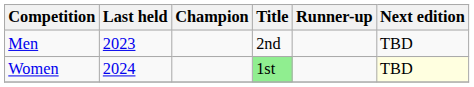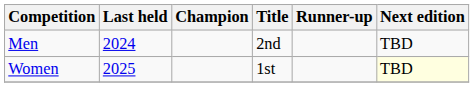(119, 43) 2023 -> (119, 43) 2024
(119, 69) 2024 -> (119, 69) 2025
(266, 69) lightgreen background -> (266, 69) no background
